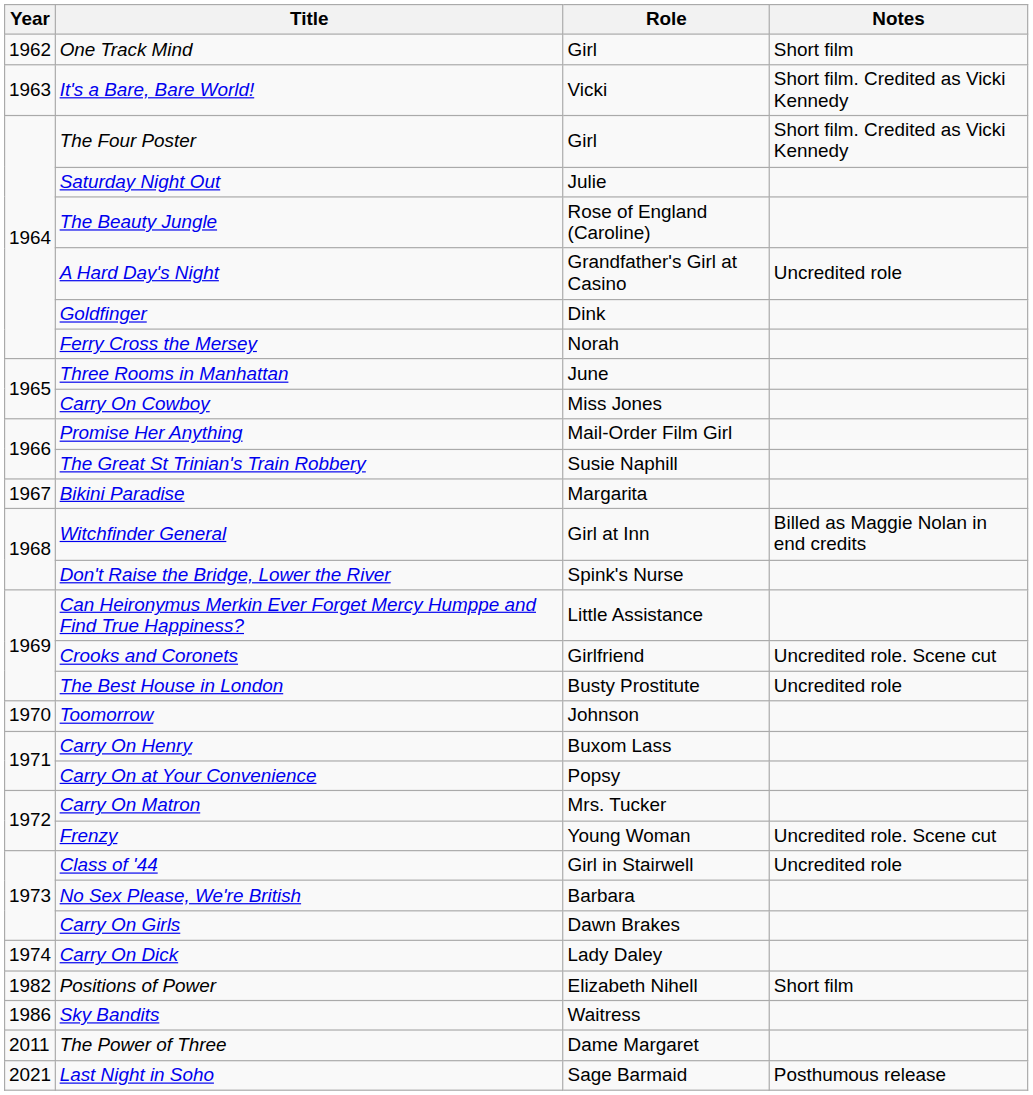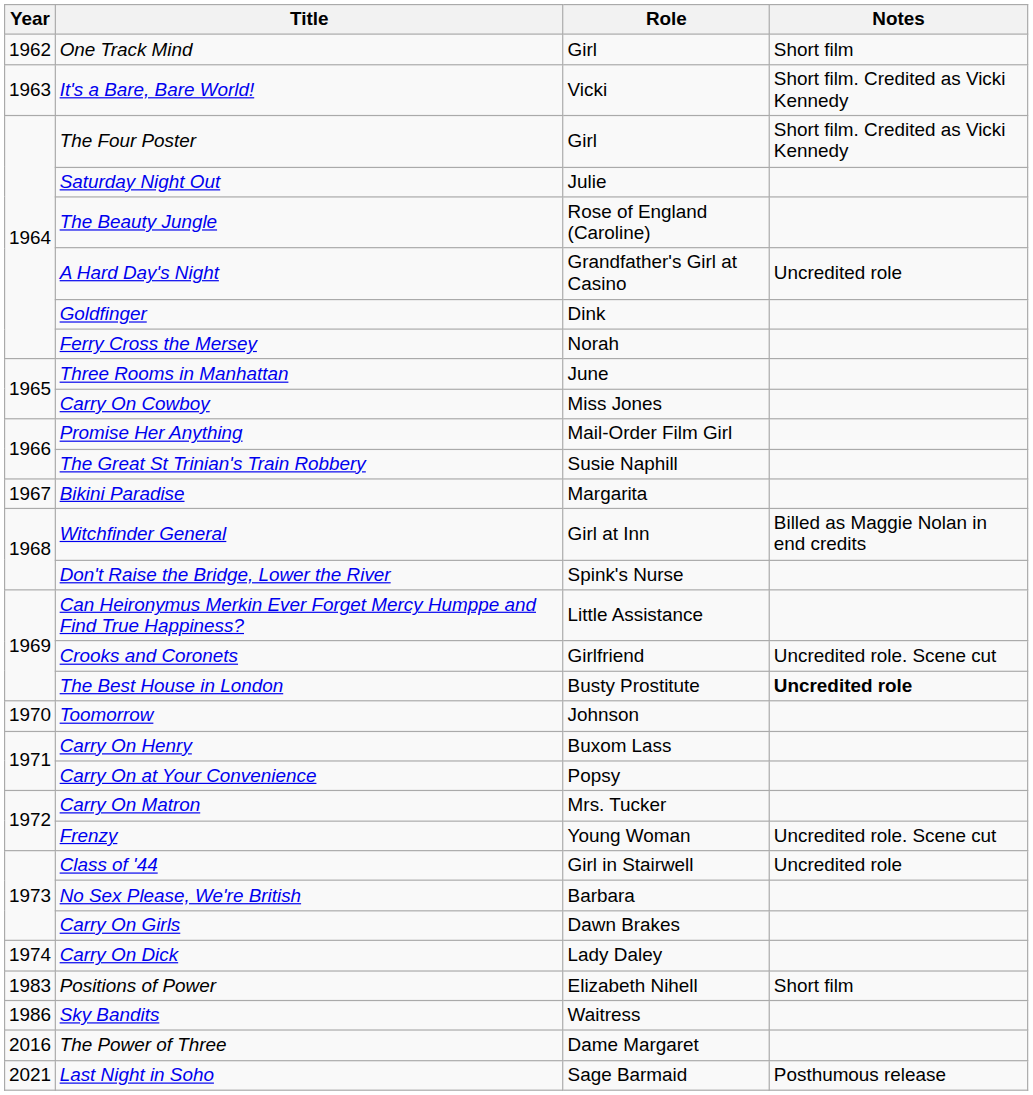(838, 685) normal -> (843, 685) bold
(30, 985) 1982 -> (30, 985) 1983
(29, 1045) 2011 -> (30, 1045) 2016
